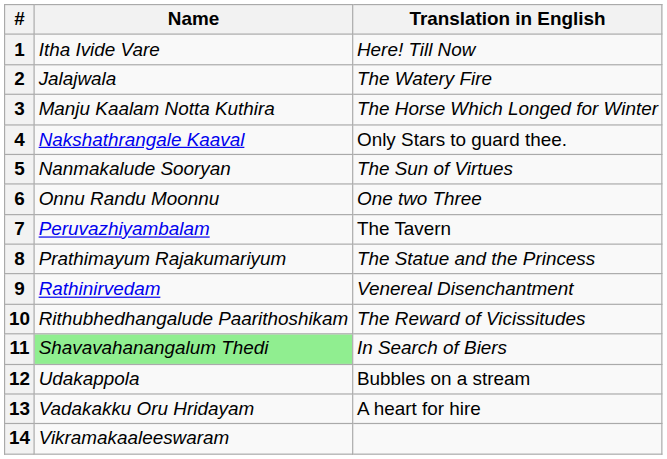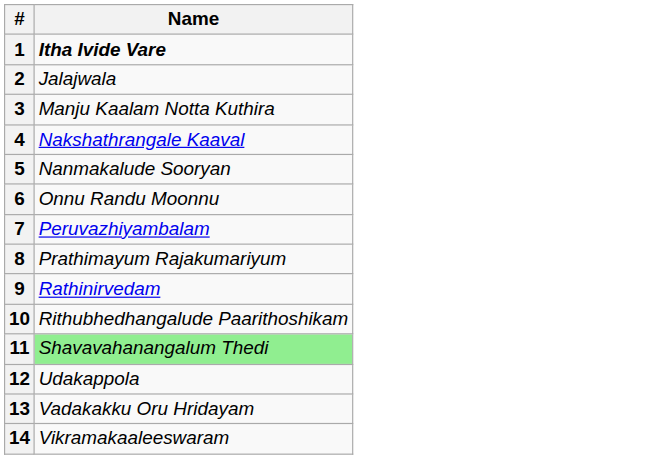- column: (507, 19)
(99, 49) normal -> (102, 49) bold
